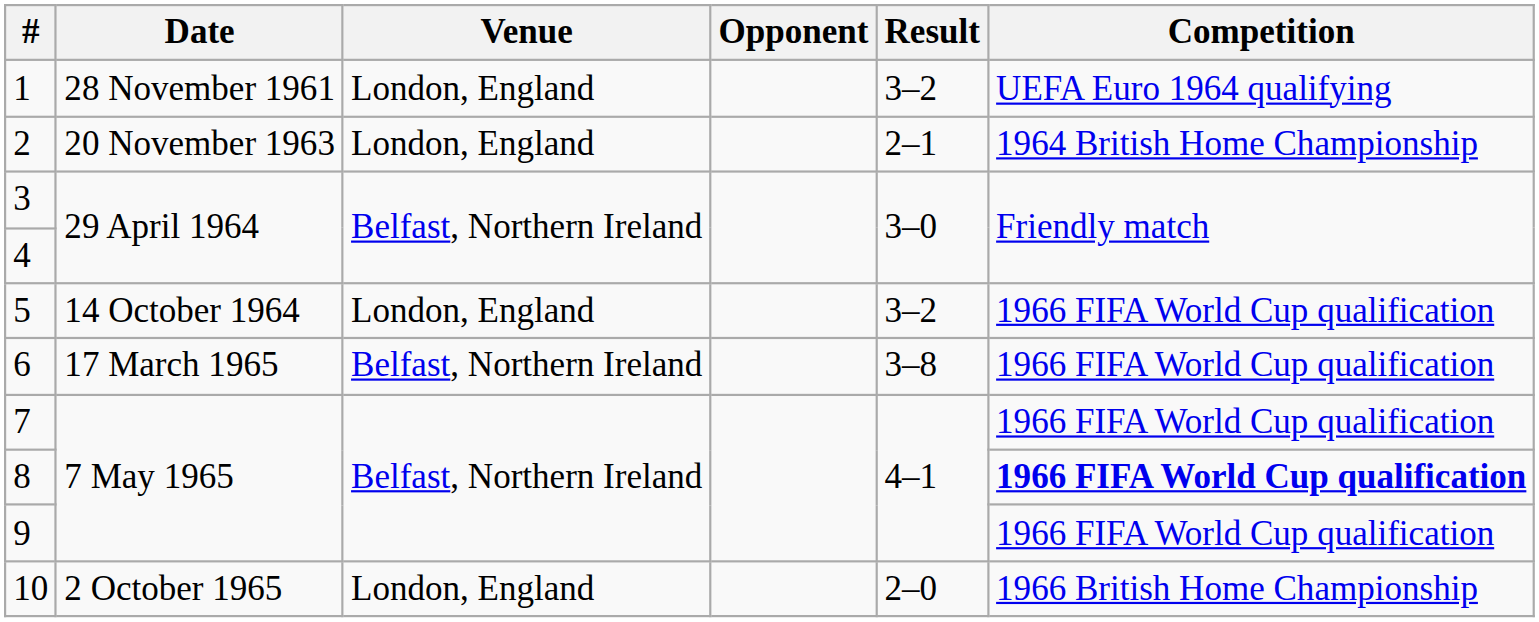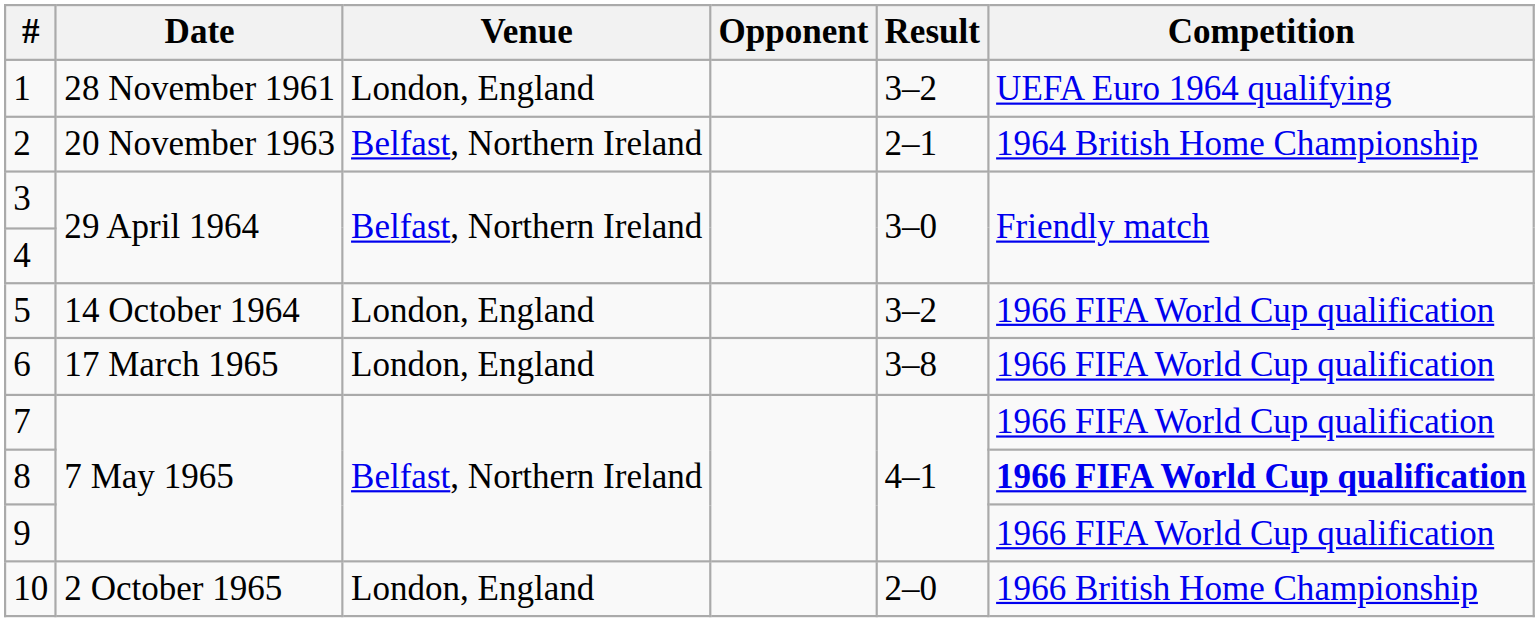(473, 143) London, England -> (527, 143) Belfast, Northern Ireland
(527, 365) Belfast, Northern Ireland -> (473, 365) London, England
